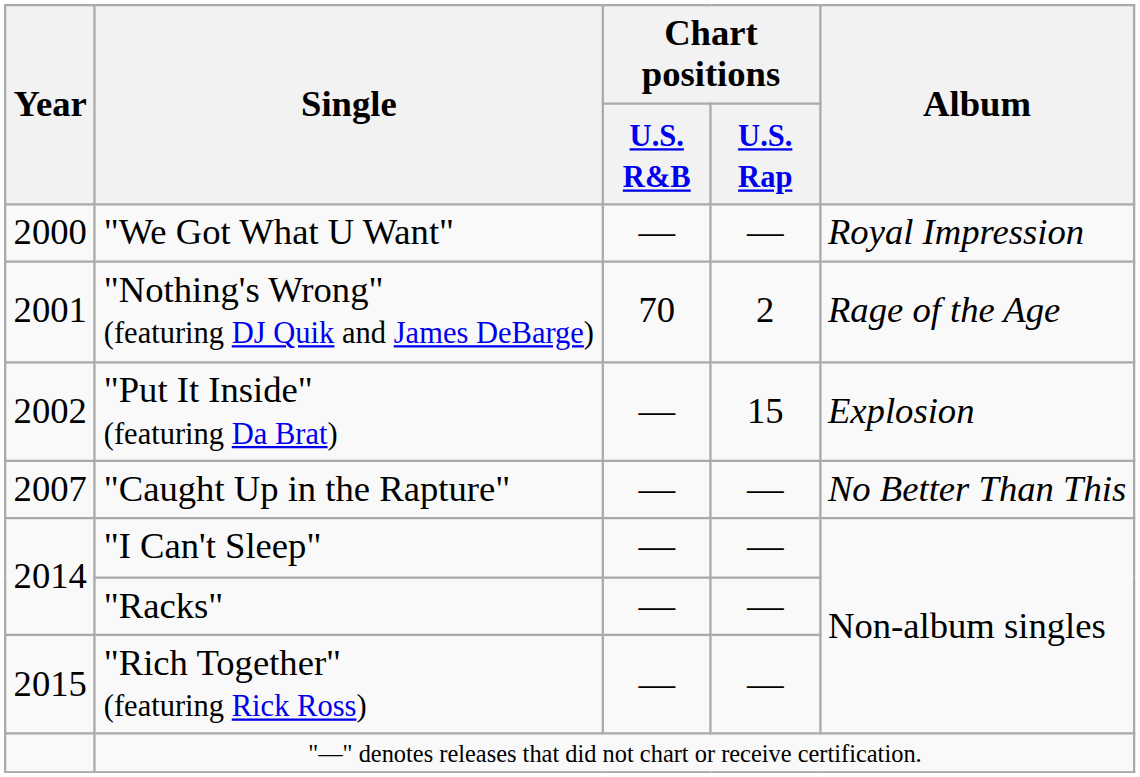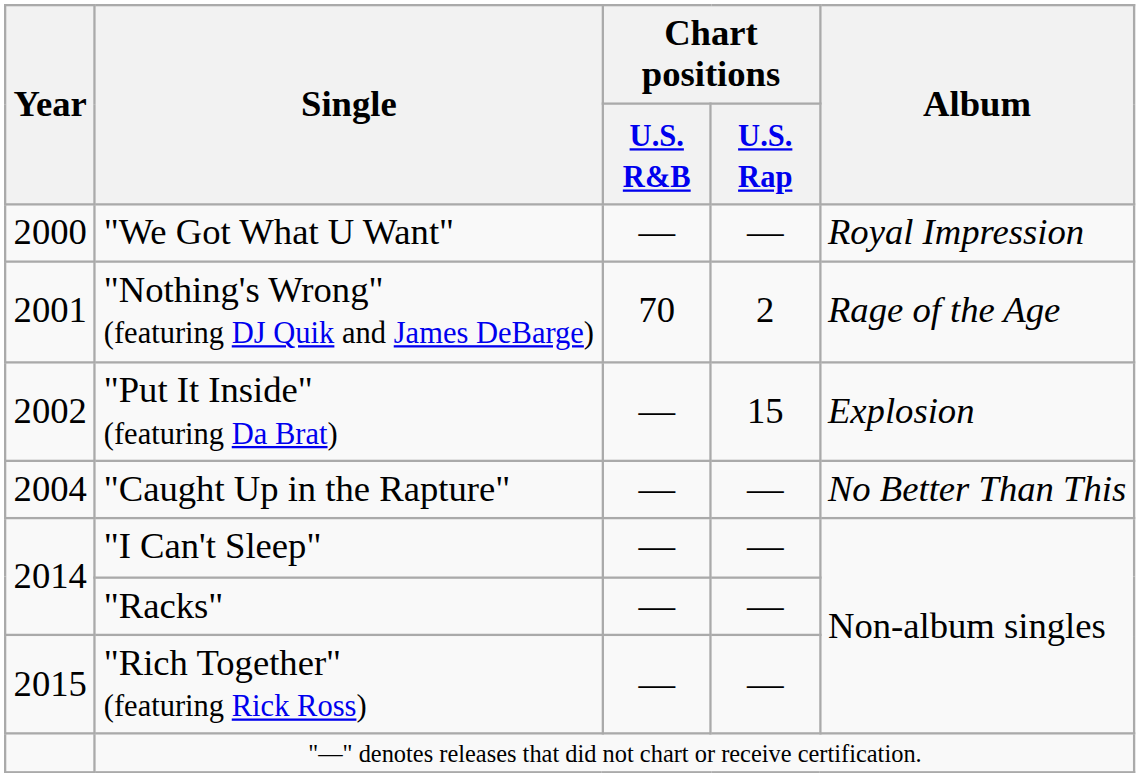(50, 488) 2007 -> (50, 488) 2004
